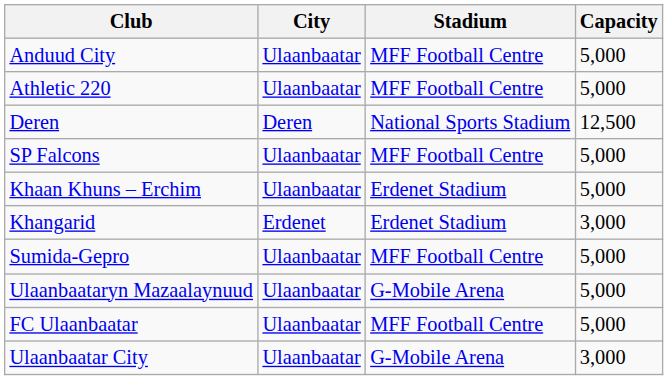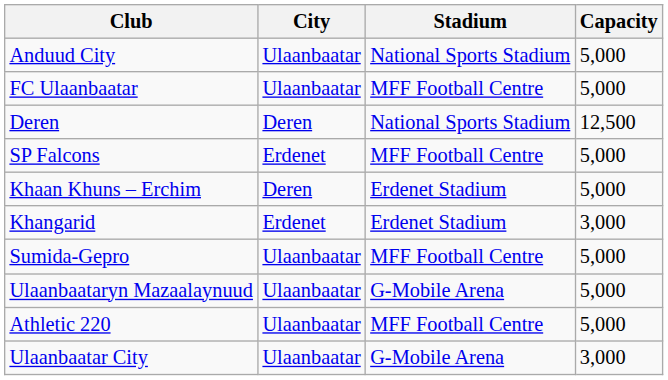(457, 55) MFF Football Centre -> (470, 55) National Sports Stadium
rows swapped: (60, 88) <-> (74, 323)
(312, 155) Ulaanbaatar -> (294, 155) Erdenet
(312, 189) Ulaanbaatar -> (287, 189) Deren
